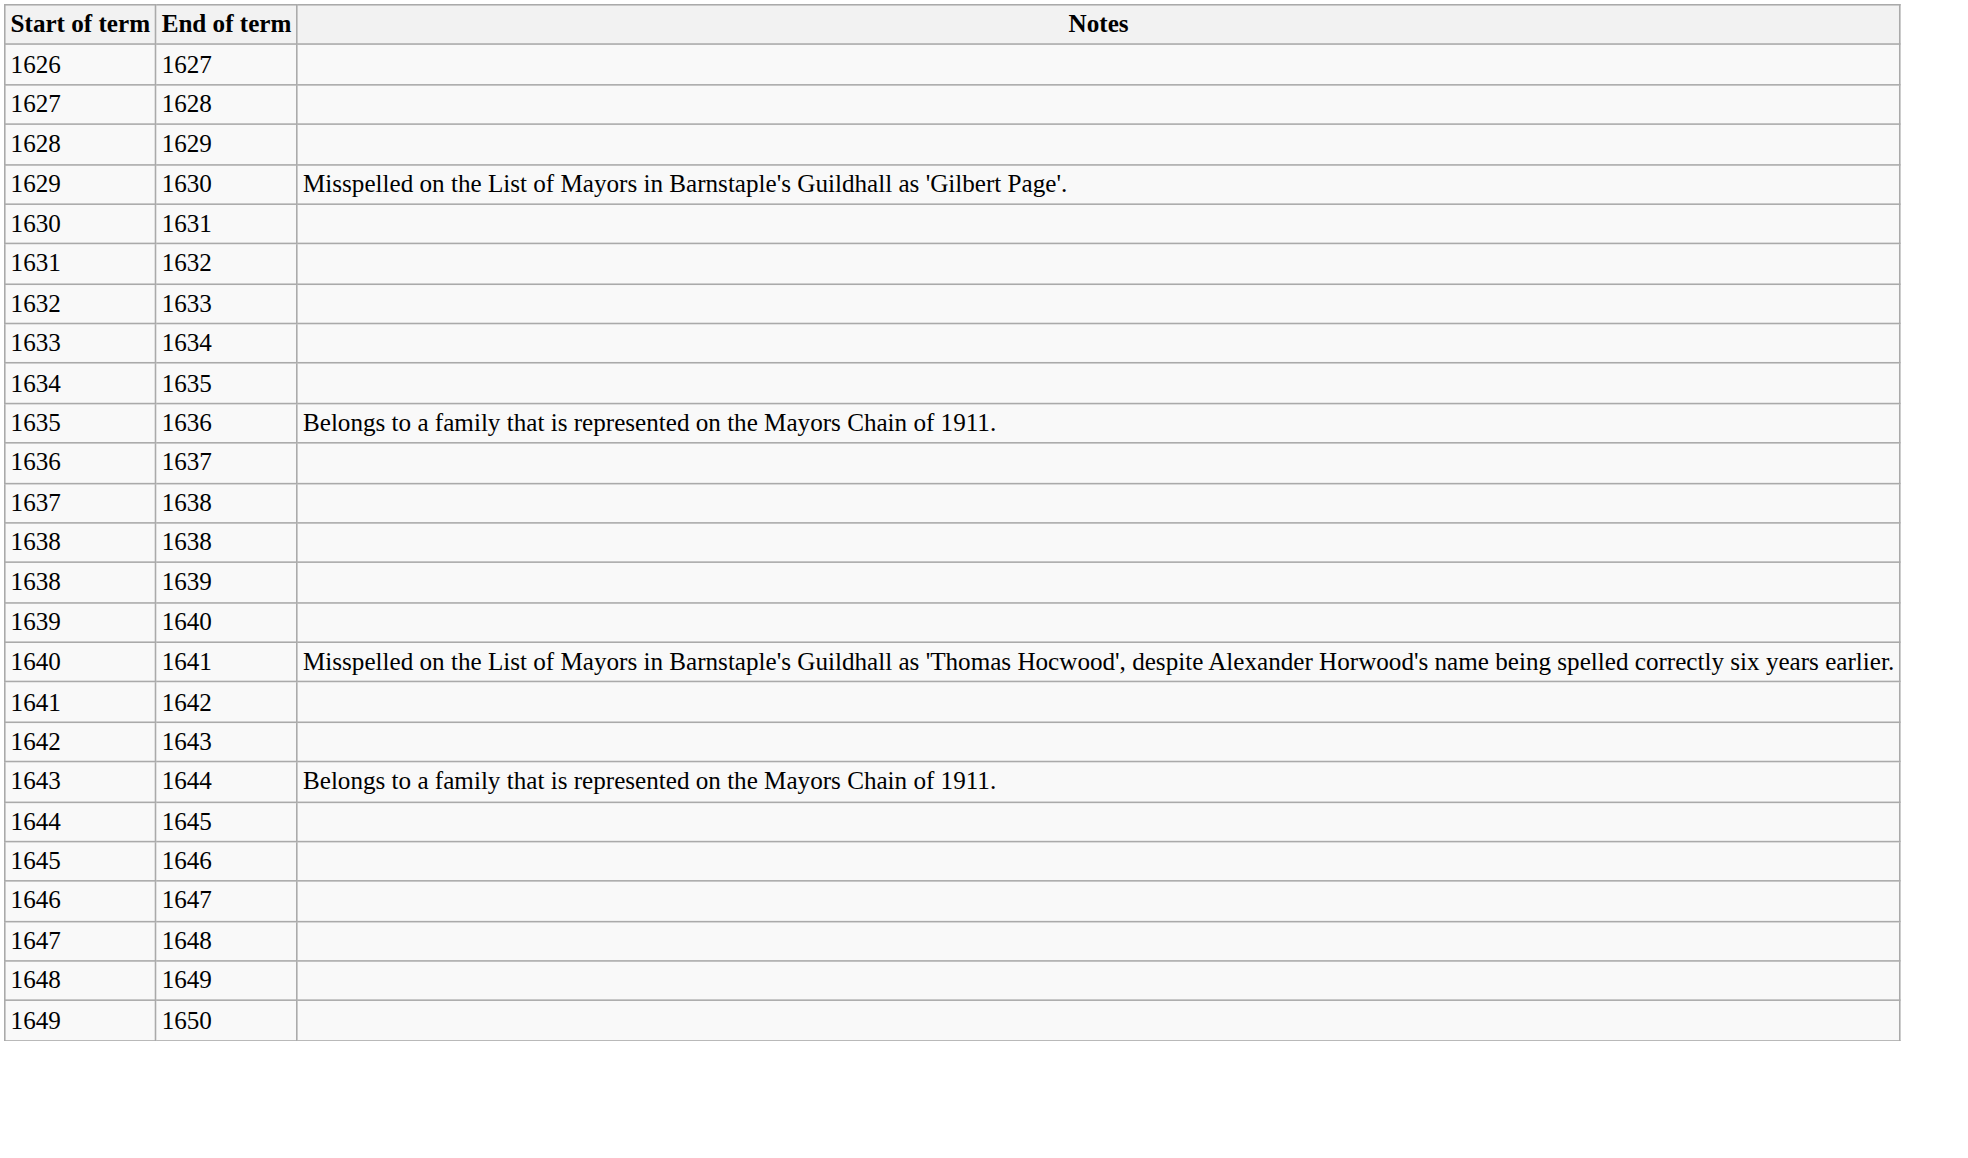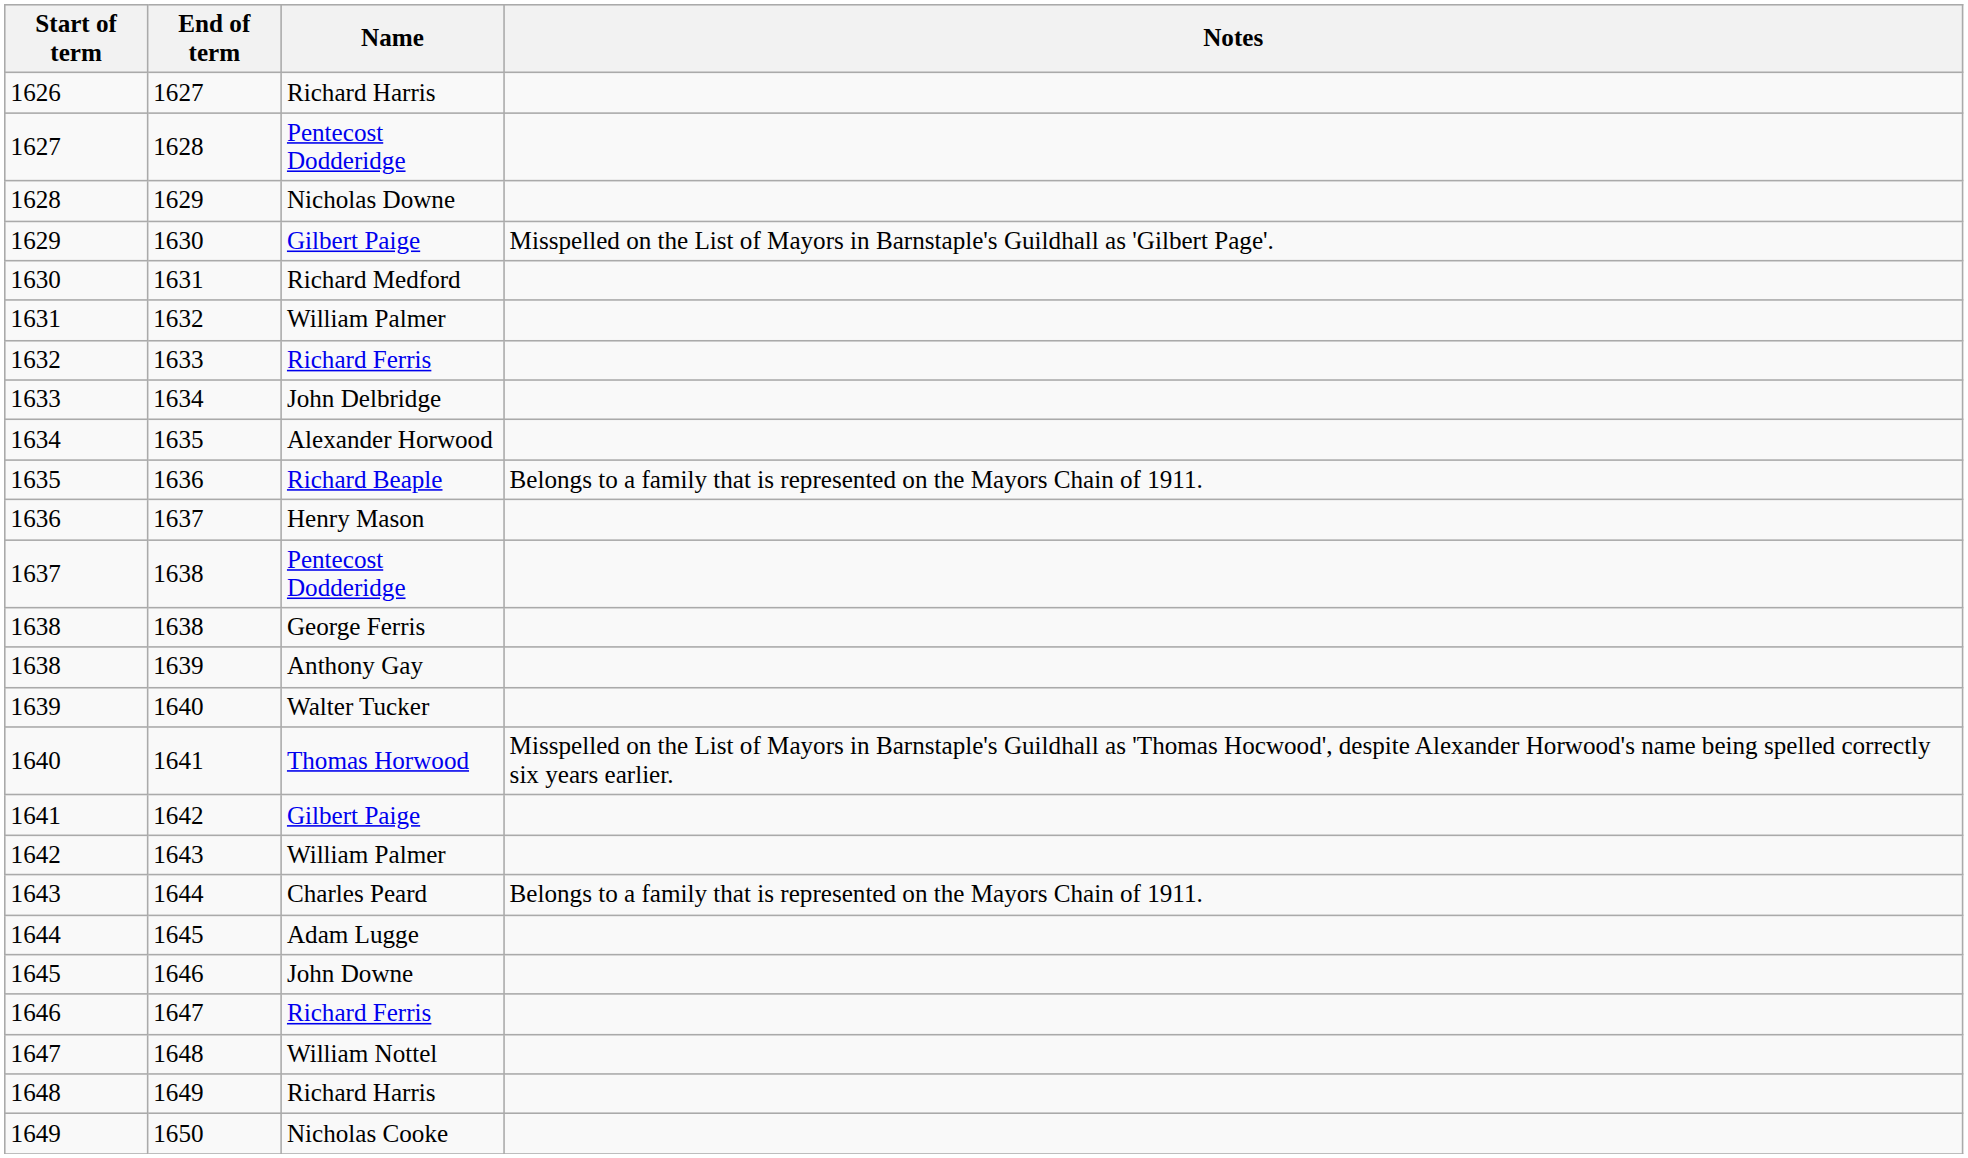+ column: (392, 38)
